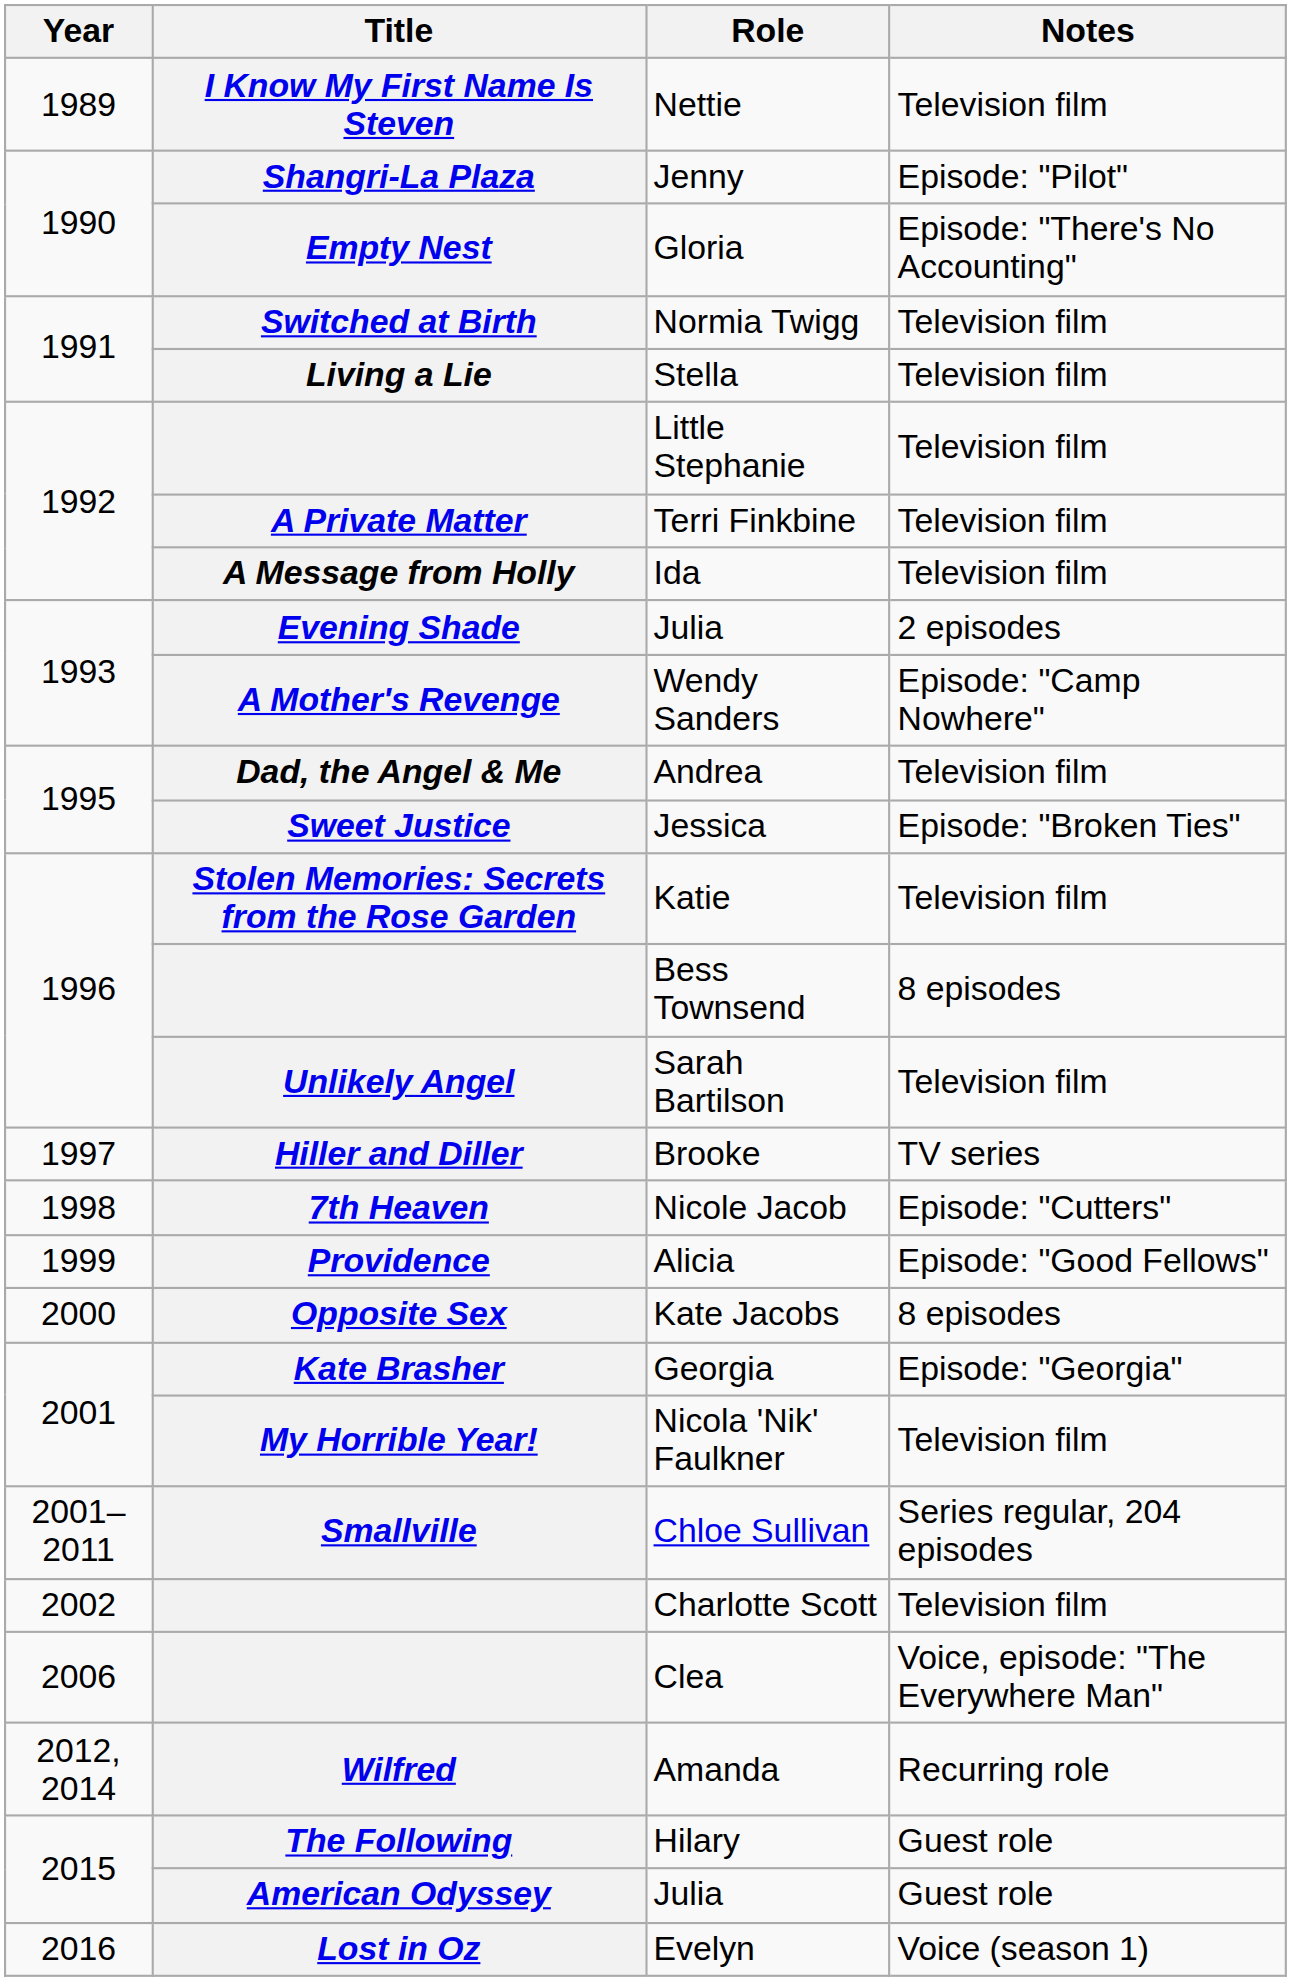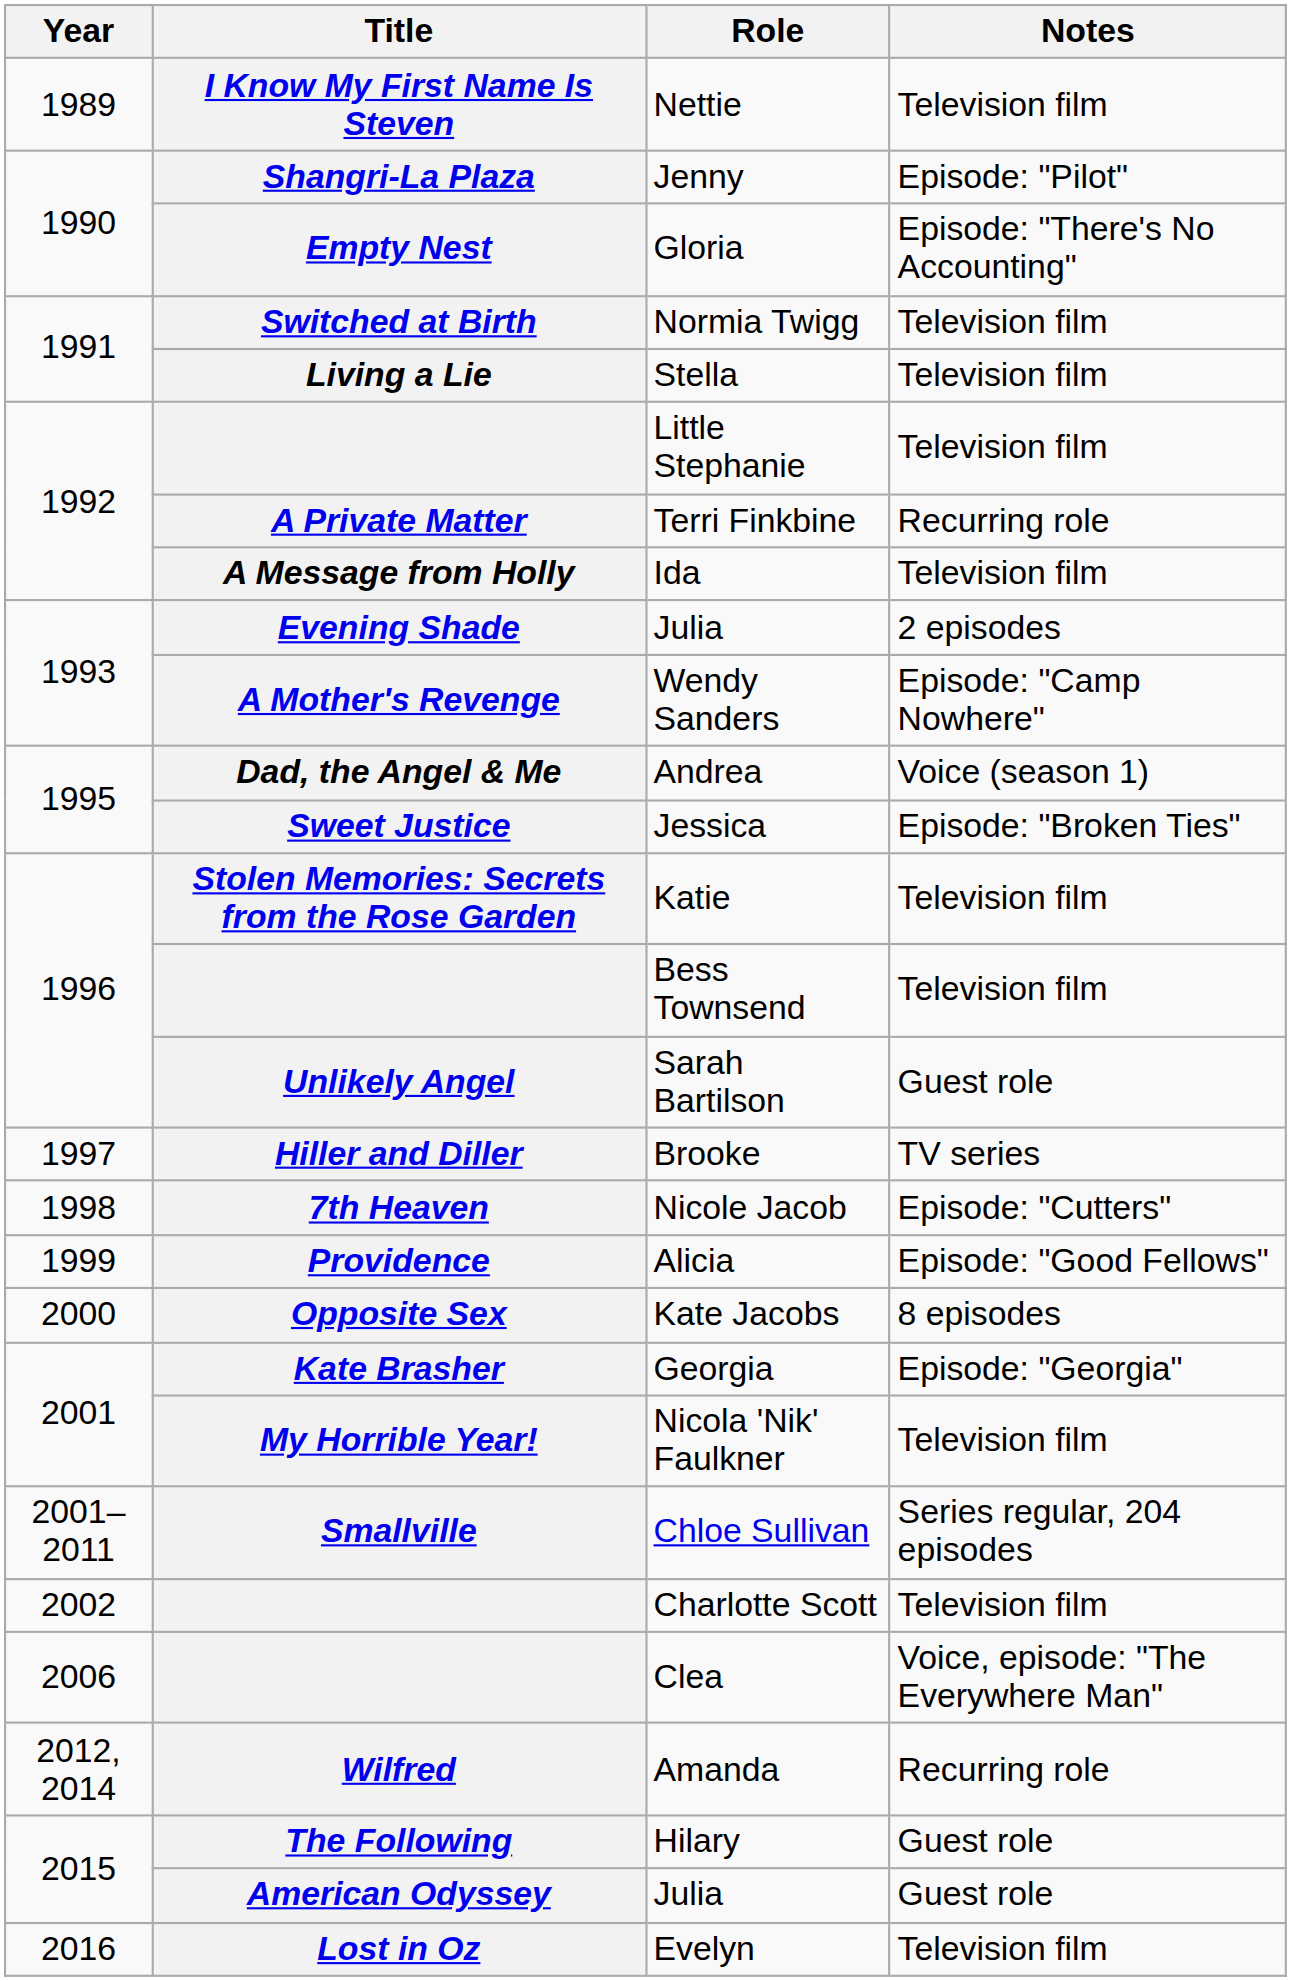(1003, 519) Television film -> (1004, 519) Recurring role
(1003, 772) Television film -> (1023, 772) Voice (season 1)
(979, 989) 8 episodes -> (1003, 989) Television film
(1003, 1081) Television film -> (975, 1081) Guest role
(1023, 1948) Voice (season 1) -> (1003, 1948) Television film
